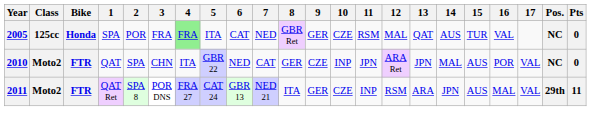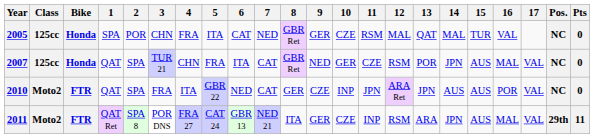(162, 35) FRA -> (162, 35) CHN
(188, 35) lightgreen background -> (189, 35) no background
(450, 35) AUS -> (454, 35) MAL
+ row: (17, 63)
(162, 63) CHN -> (162, 91) FRA
(450, 63) MAL -> (454, 91) AUS
